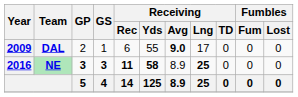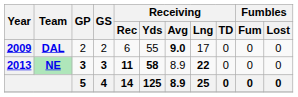(104, 48) 1 -> (104, 48) 2
(19, 65) 2016 -> (19, 65) 2013
(203, 65) 25 -> (203, 65) 22
